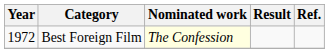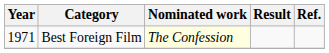(21, 37) 1972 -> (21, 37) 1971
